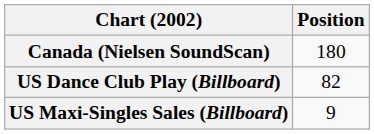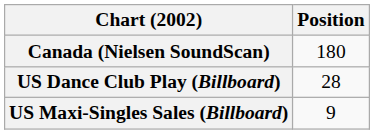(331, 81) 82 -> (331, 81) 28
